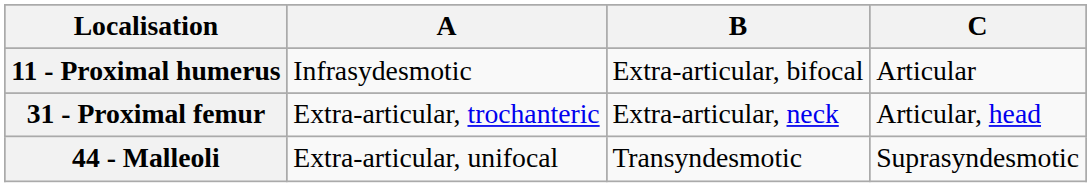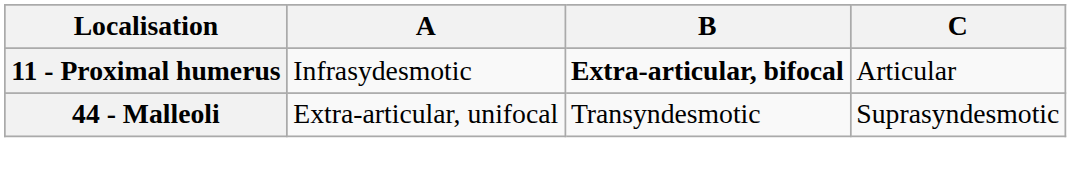(738, 70) normal -> (707, 70) bold
- row: (146, 114)
